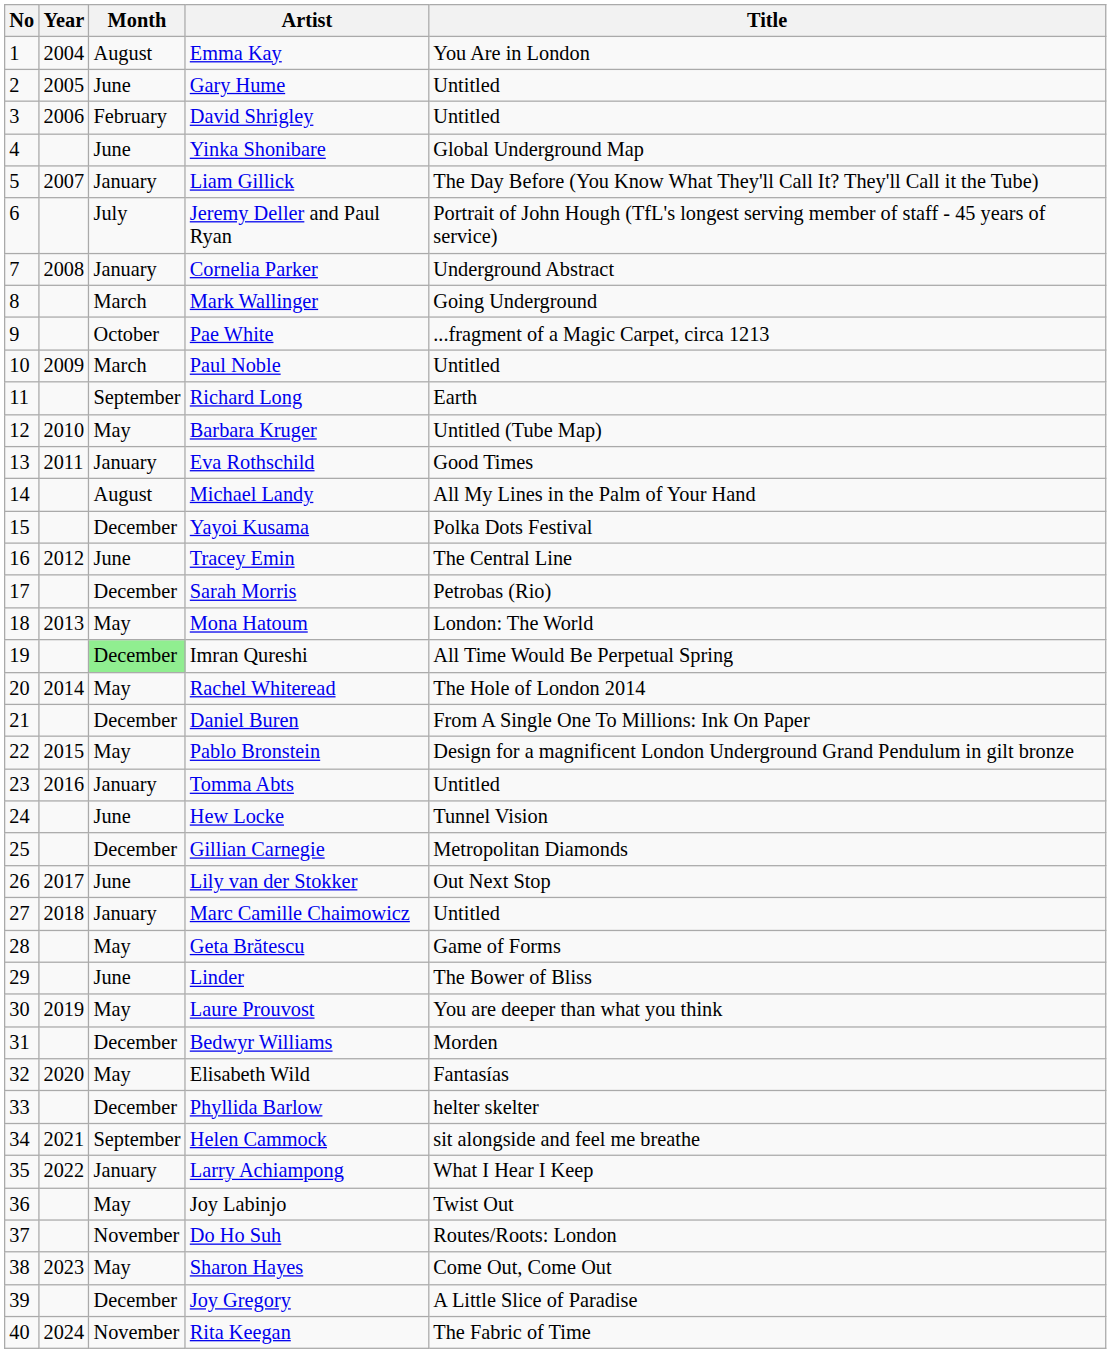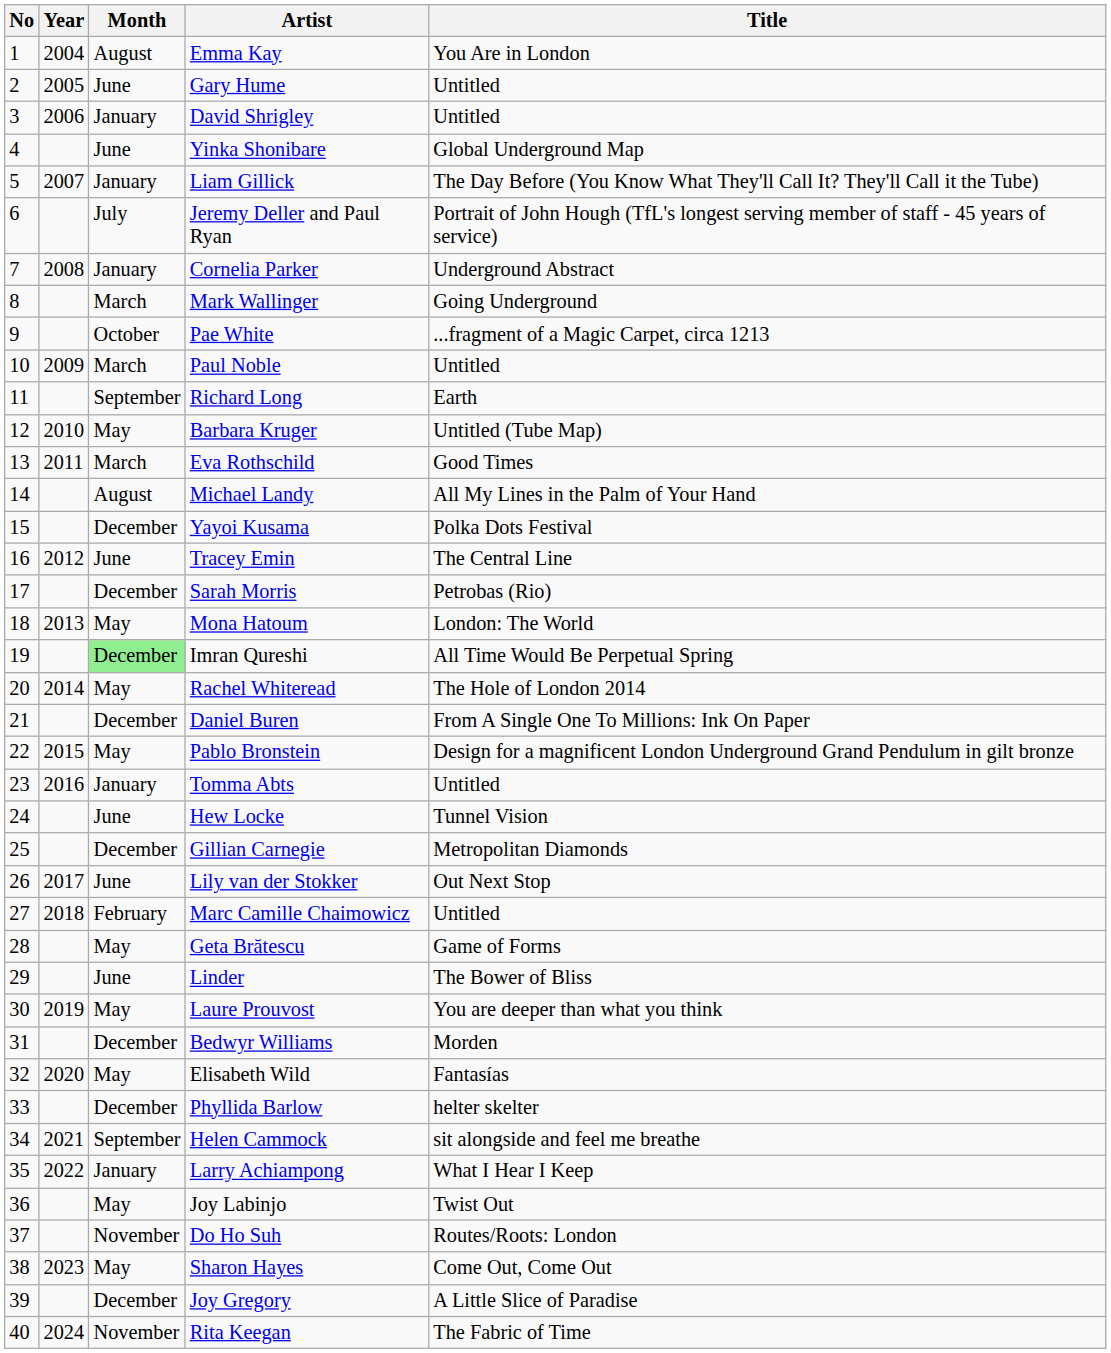(130, 117) February -> (125, 117) January
(125, 462) January -> (120, 462) March
(125, 913) January -> (130, 913) February
